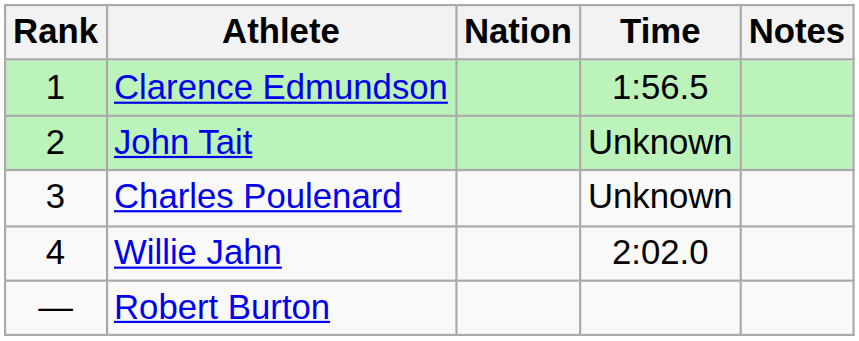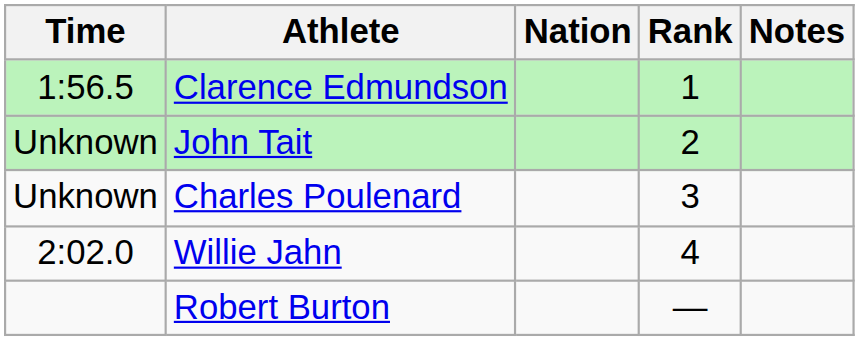columns swapped: (56, 32) <-> (660, 32)
